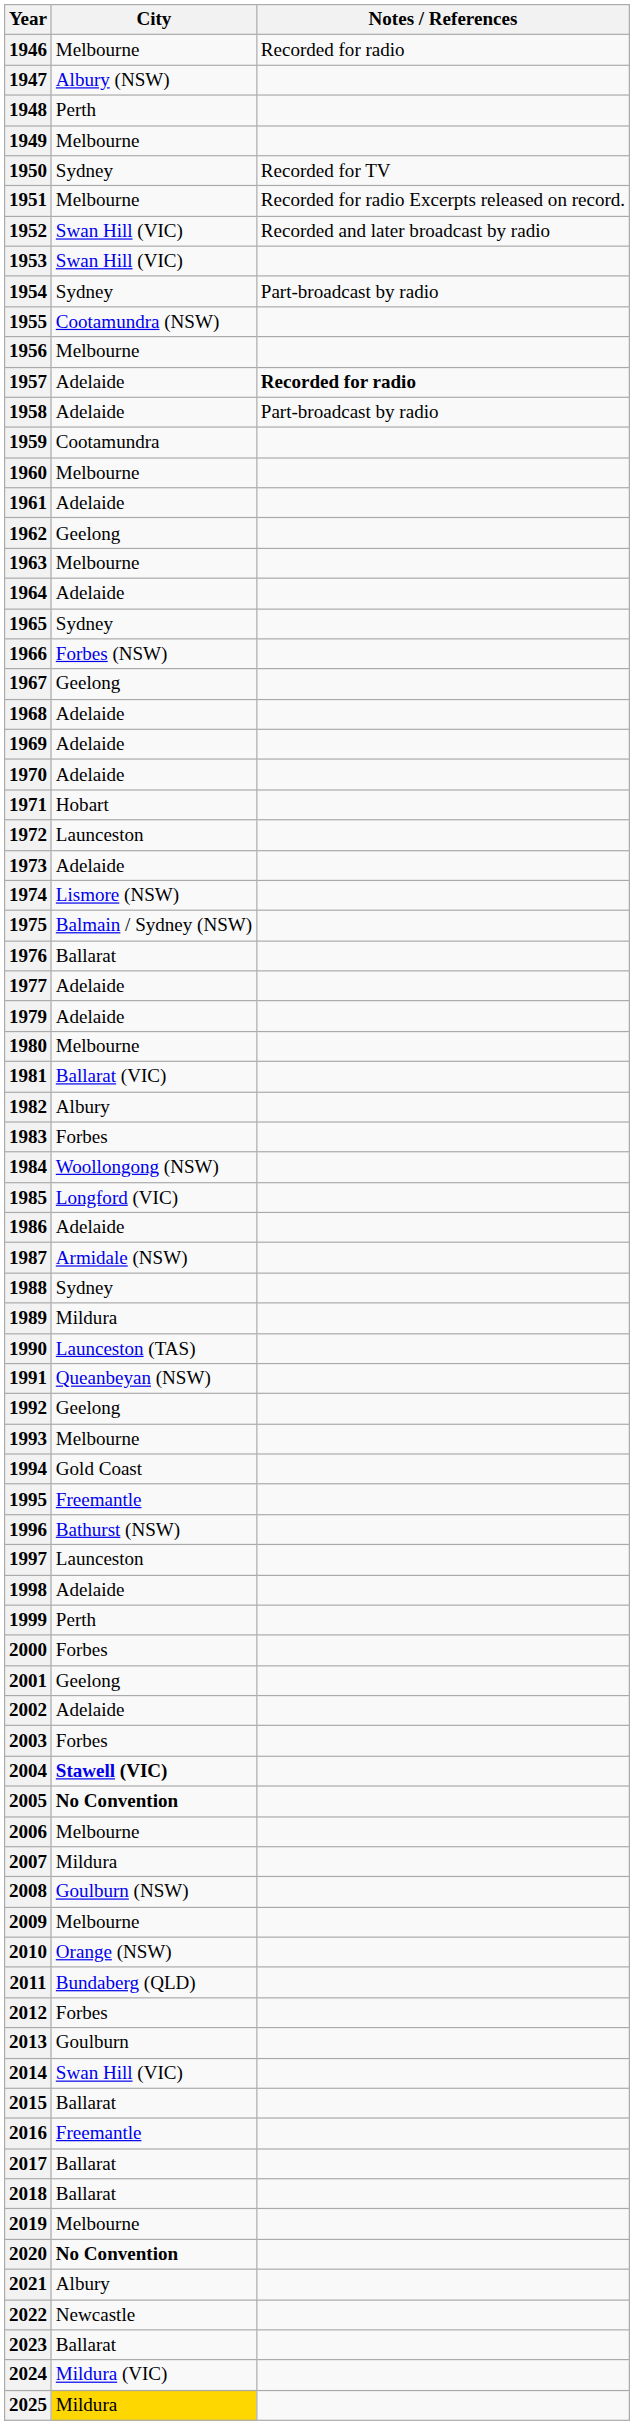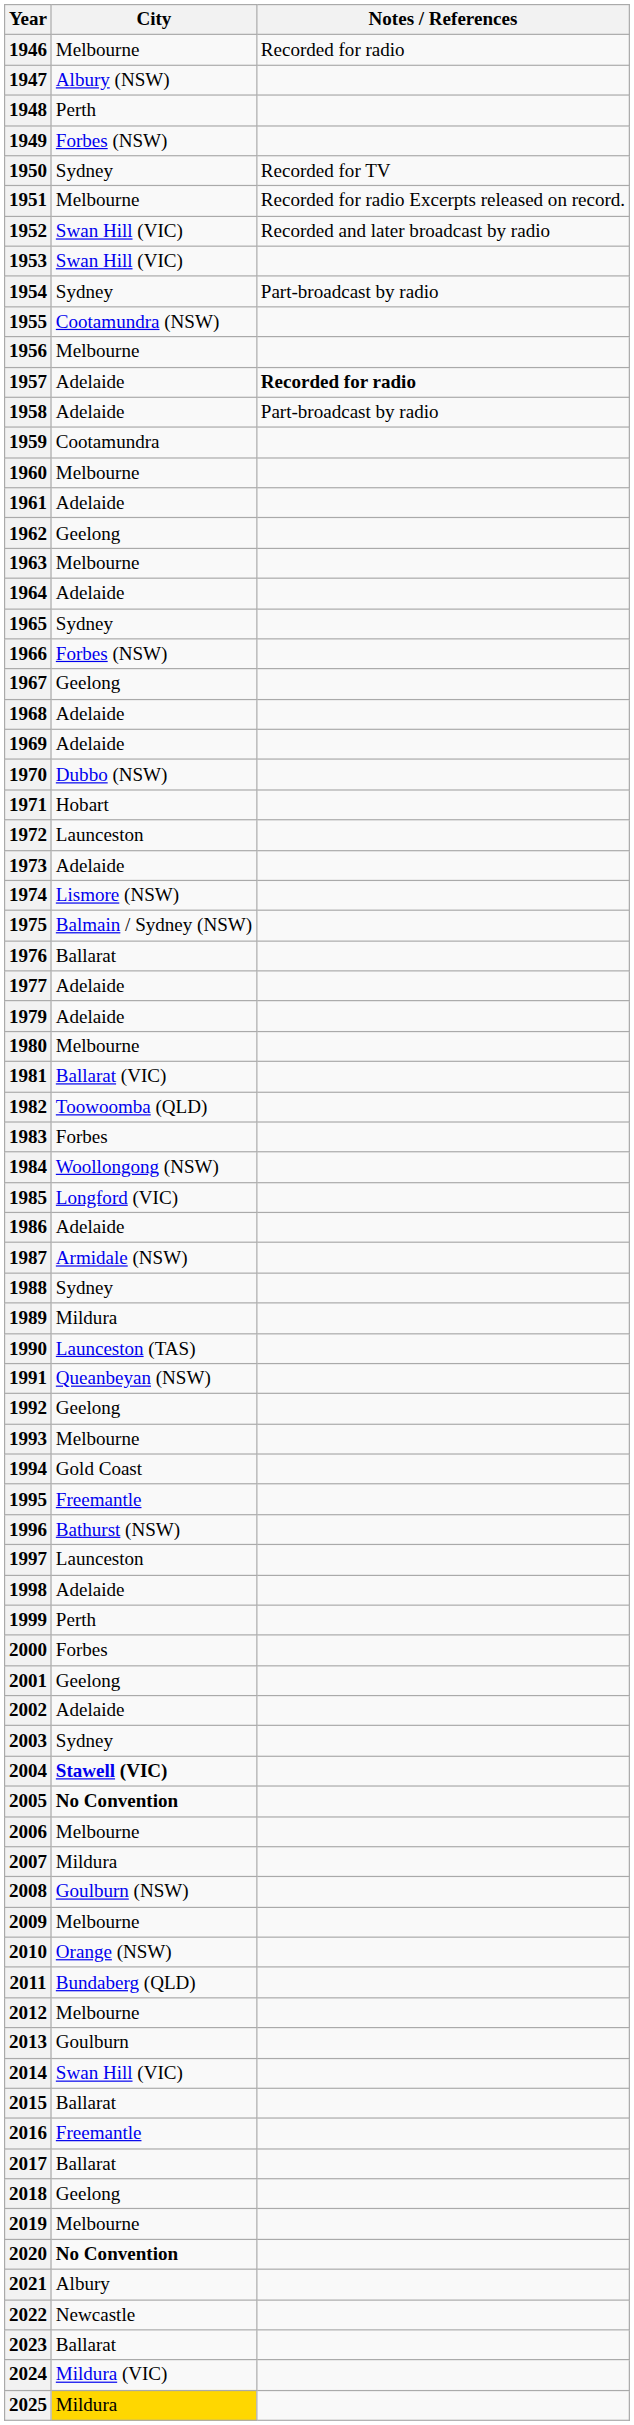(98, 140) Melbourne -> (112, 140) Forbes (NSW)
(90, 774) Adelaide -> (112, 774) Dubbo (NSW)
(83, 1106) Albury -> (132, 1106) Toowoomba (QLD)
(82, 1740) Forbes -> (84, 1740) Sydney
(82, 2012) Forbes -> (98, 2012) Melbourne
(86, 2193) Ballarat -> (88, 2193) Geelong
